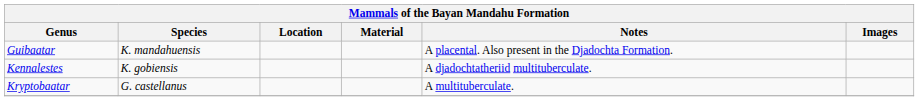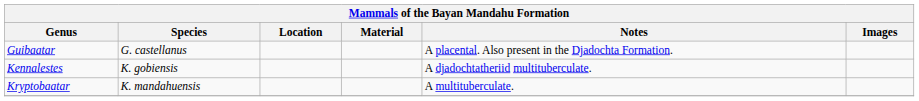(161, 50) K. mandahuensis -> (154, 50) G. castellanus
(154, 86) G. castellanus -> (161, 86) K. mandahuensis
